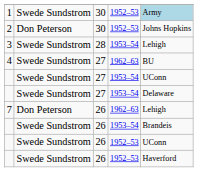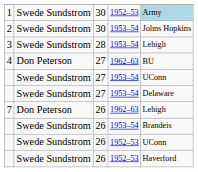(44, 28) Don Peterson -> (54, 28) Swede Sundstrom
(124, 28) 1952–53 -> (124, 28) 1953–54
(54, 61) Swede Sundstrom -> (44, 61) Don Peterson
